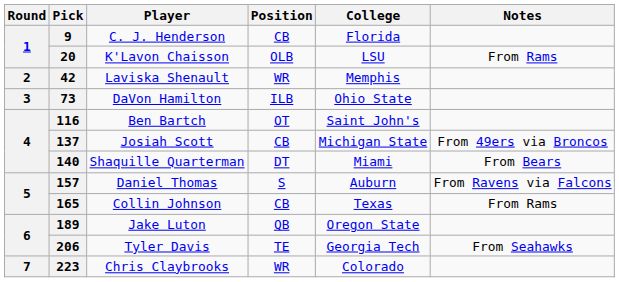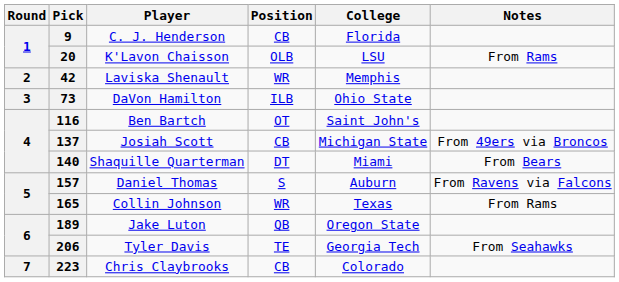(282, 204) CB -> (282, 204) WR
(282, 267) WR -> (282, 267) CB
